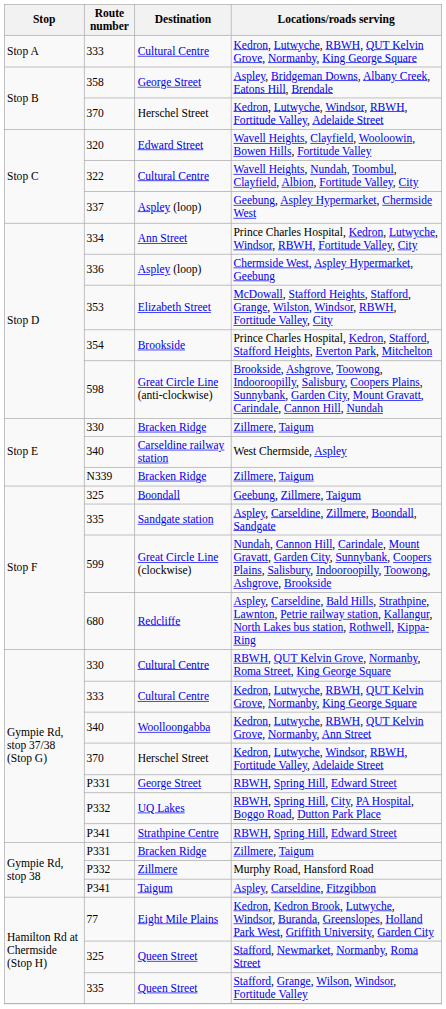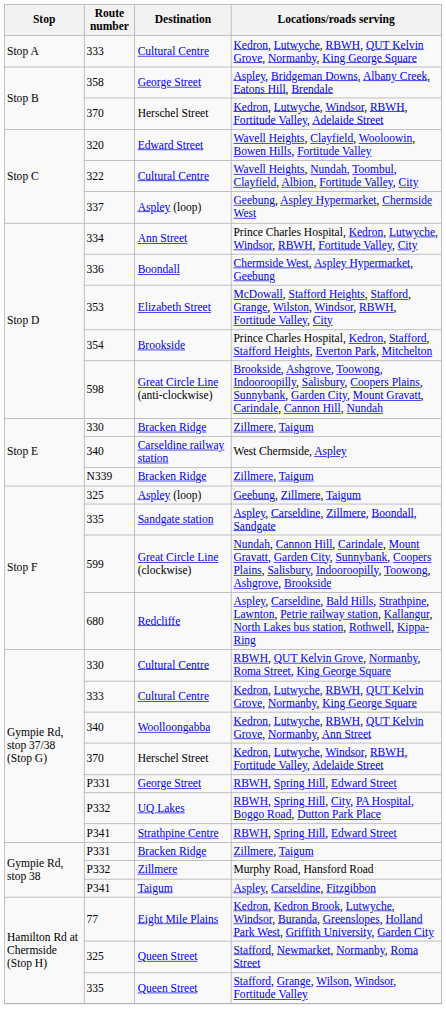(169, 269) Aspley (loop) -> (159, 269) Boondall
(159, 495) Boondall -> (169, 495) Aspley (loop)
